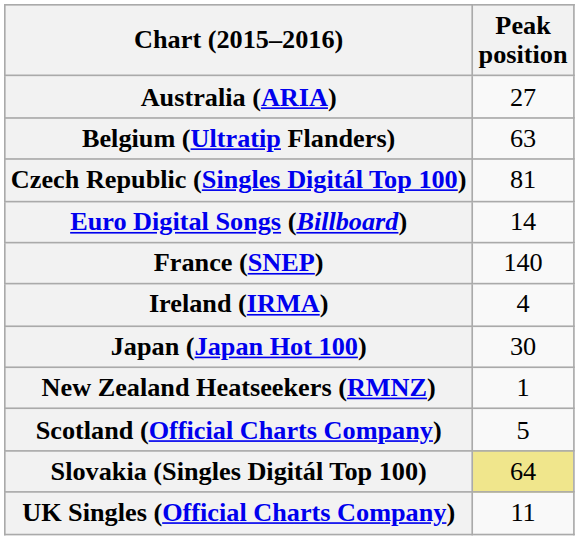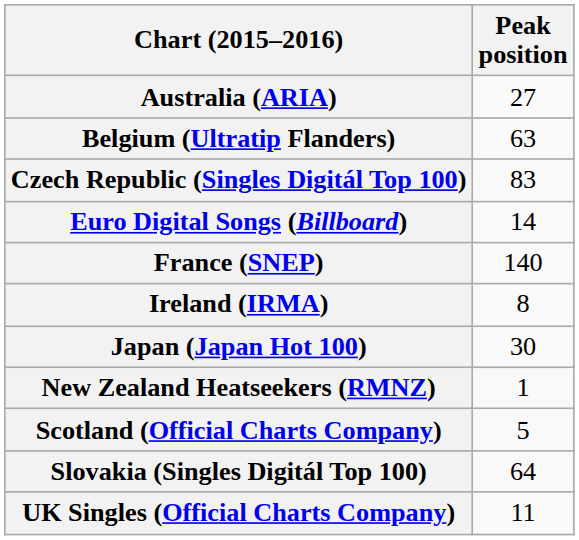(523, 179) 81 -> (523, 179) 83
(523, 304) 4 -> (523, 304) 8
(523, 470) khaki background -> (523, 470) no background
